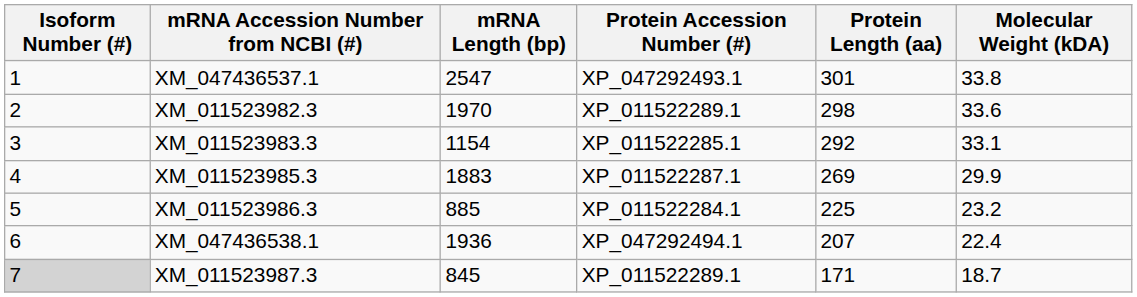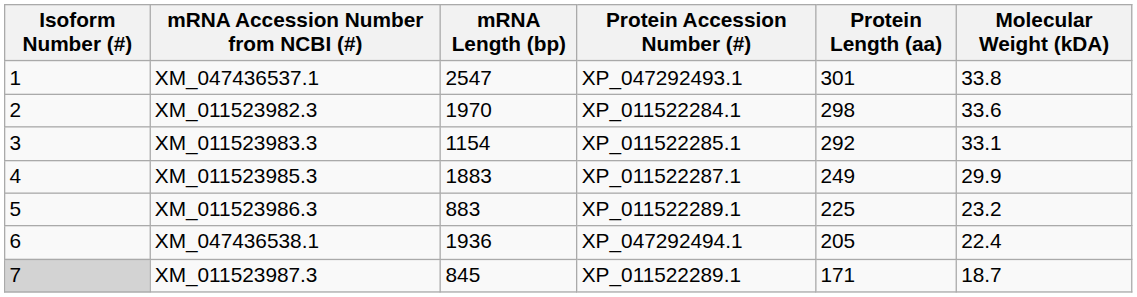(661, 110) XP_011522289.1 -> (661, 110) XP_011522284.1
(838, 176) 269 -> (838, 176) 249
(463, 209) 885 -> (463, 209) 883
(661, 209) XP_011522284.1 -> (661, 209) XP_011522289.1
(838, 242) 207 -> (838, 242) 205
